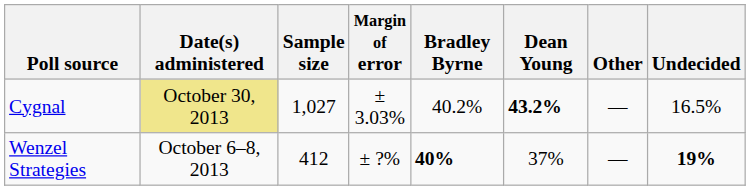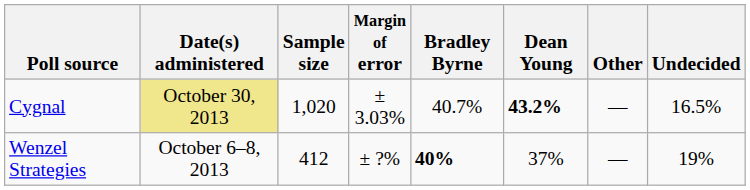(314, 105) 1,027 -> (314, 105) 1,020
(457, 105) 40.2% -> (457, 105) 40.7%
(696, 158) bold -> (696, 158) normal
